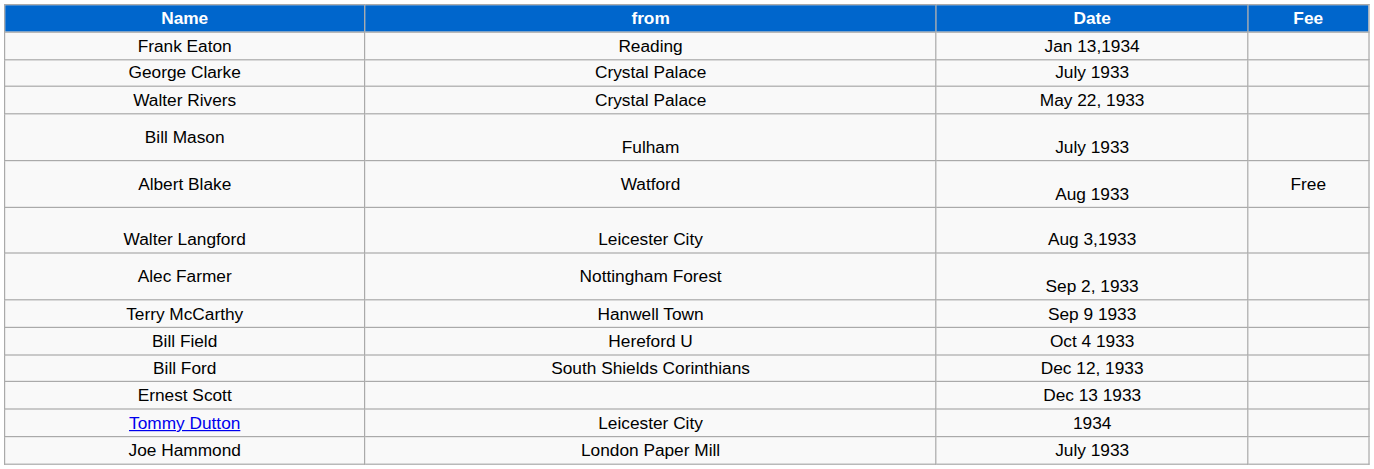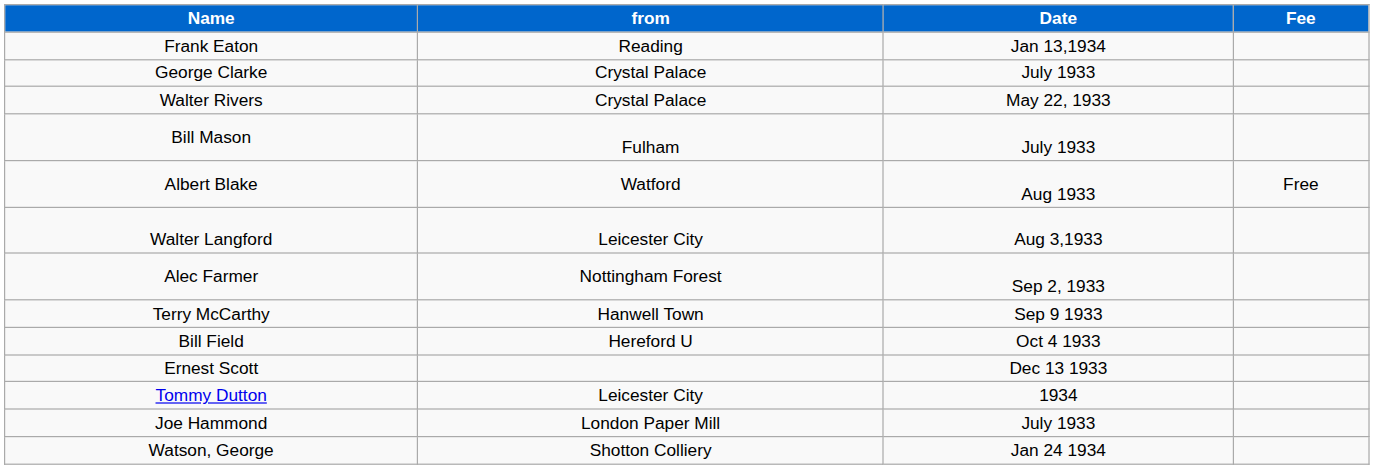- row: (185, 368)
+ row: (211, 450)
